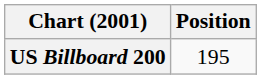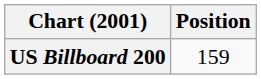(213, 56) 195 -> (213, 56) 159
